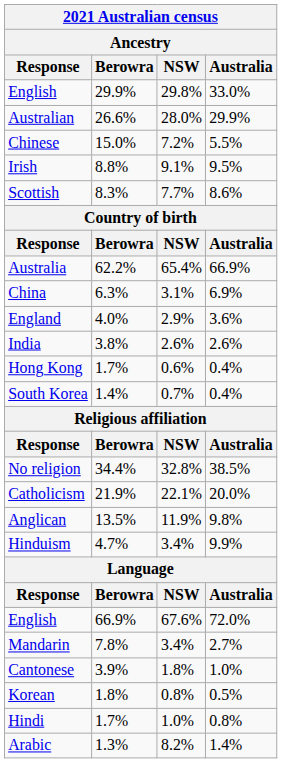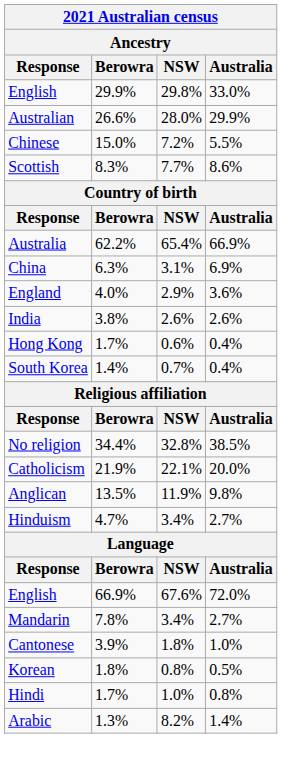- row: (23, 167)
(226, 544) 9.9% -> (226, 519) 2.7%
